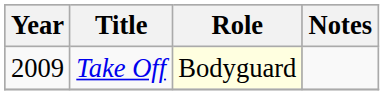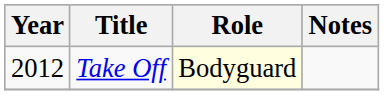(38, 67) 2009 -> (38, 67) 2012
